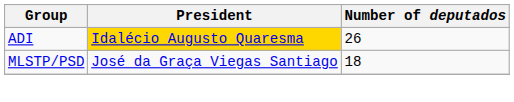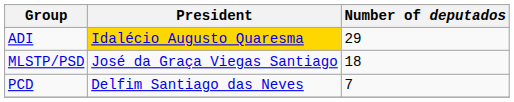(353, 39) 26 -> (353, 39) 29
+ row: (21, 85)
